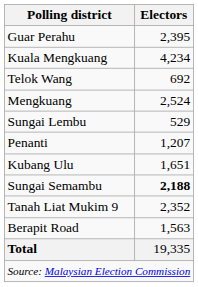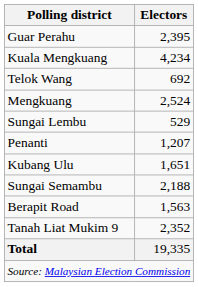(175, 185) bold -> (175, 185) normal
rows swapped: (63, 206) <-> (43, 228)
